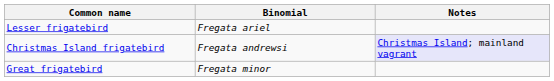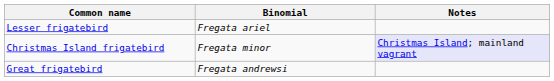(243, 48) Fregata andrewsi -> (234, 48) Fregata minor
(234, 69) Fregata minor -> (243, 69) Fregata andrewsi
